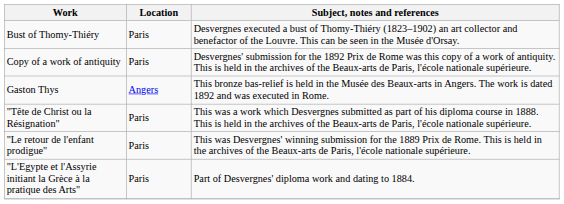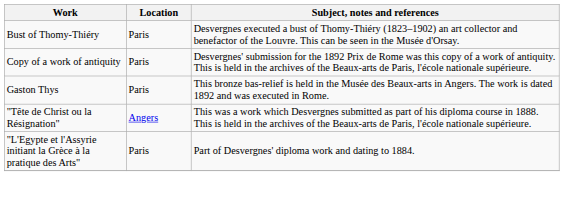(143, 90) Angers -> (139, 90) Paris
(139, 117) Paris -> (143, 117) Angers
- row: (50, 145)
